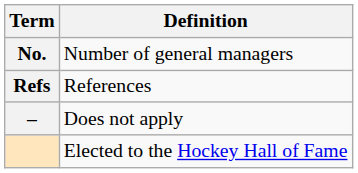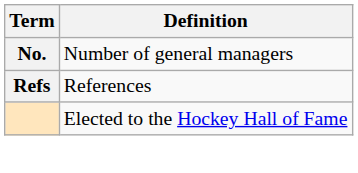- row: (32, 118)
